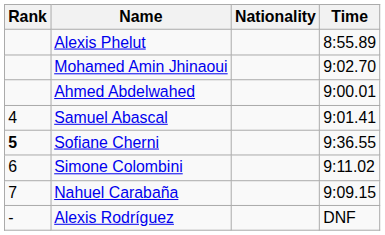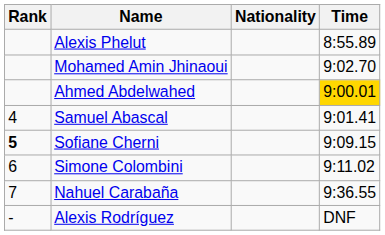(350, 92) no background -> (350, 92) gold background
(350, 142) 9:36.55 -> (350, 142) 9:09.15
(350, 192) 9:09.15 -> (350, 192) 9:36.55
